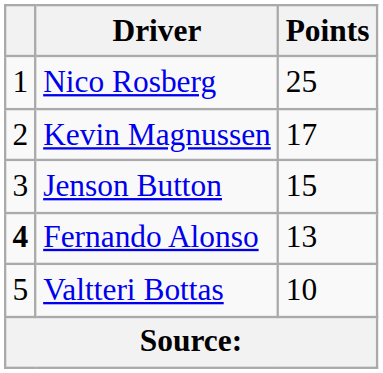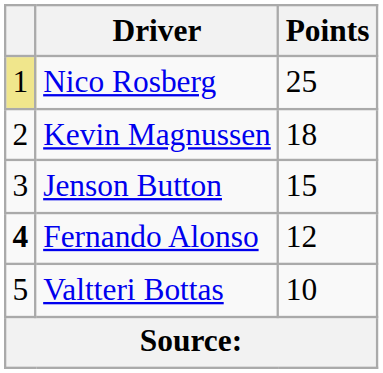(20, 81) no background -> (20, 81) khaki background
(301, 133) 17 -> (301, 133) 18
(301, 237) 13 -> (301, 237) 12
